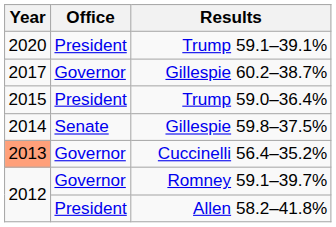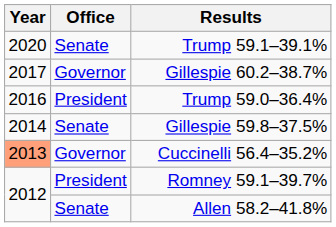(91, 45) President -> (82, 45) Senate
(28, 99) 2015 -> (28, 99) 2016
(90, 180) Governor -> (91, 180) President
(91, 208) President -> (82, 208) Senate
